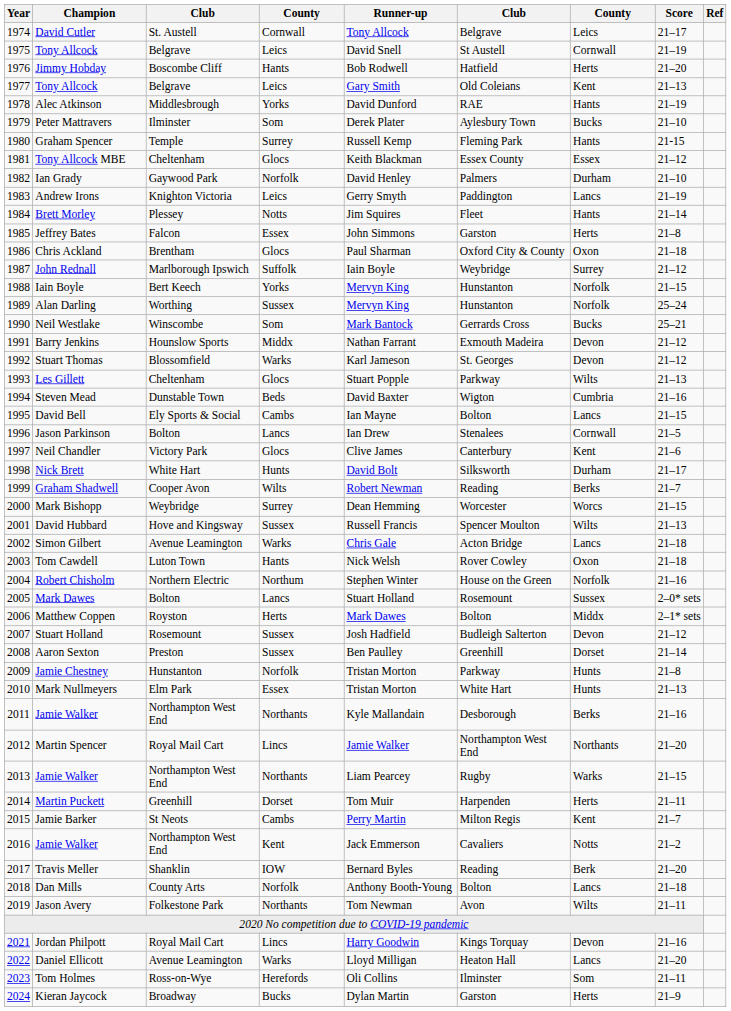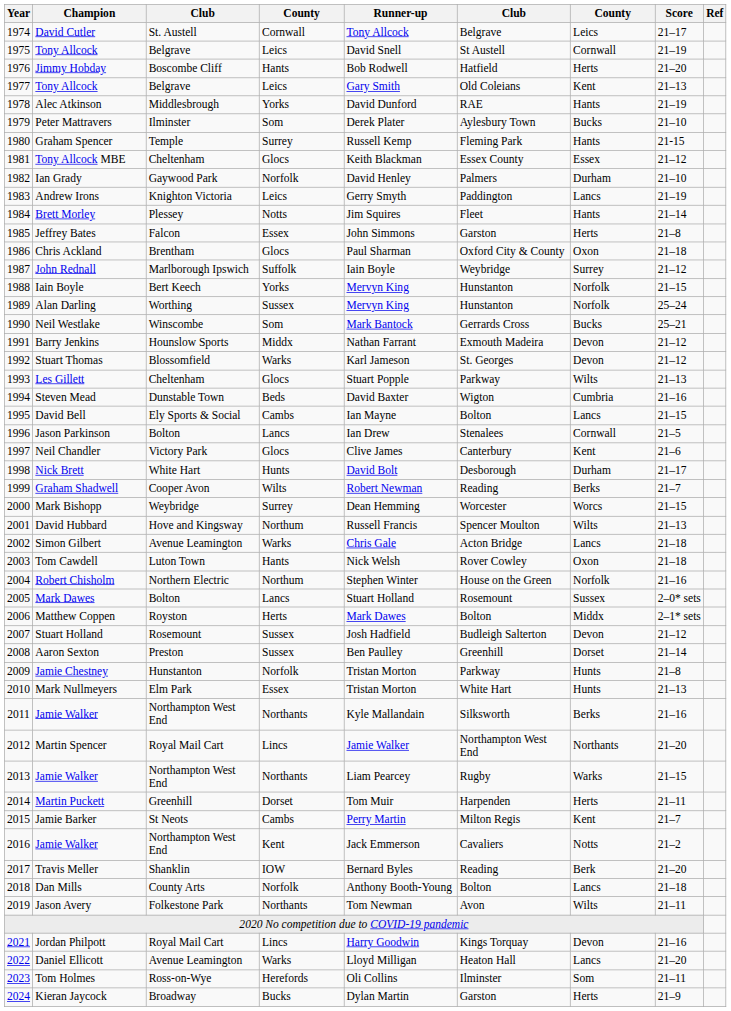(485, 470) Silksworth -> (488, 470) Desborough
(278, 525) Sussex -> (283, 525) Northum
(488, 714) Desborough -> (485, 714) Silksworth
